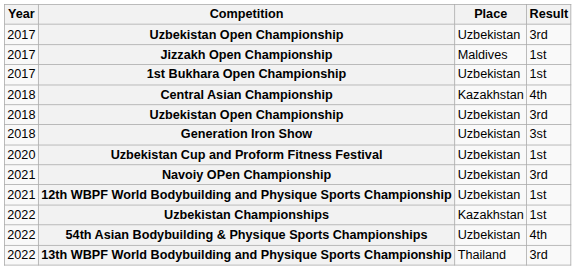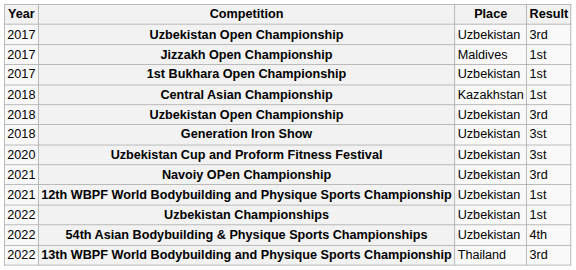(538, 94) 4th -> (538, 94) 1st
(538, 154) 1st -> (538, 154) 3st
(491, 214) Kazakhstan -> (489, 214) Uzbekistan
